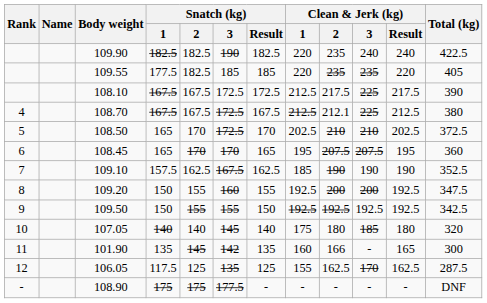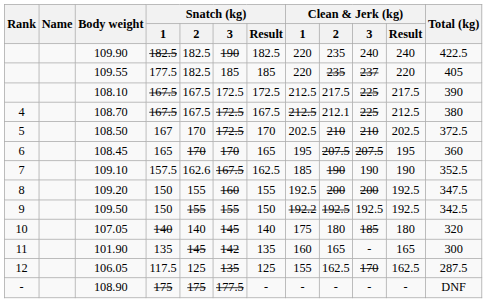(369, 72) 235 -> (369, 72) 237
(163, 131) 165 -> (163, 131) 167
(196, 170) 162.5 -> (196, 170) 162.6
(302, 209) 192.5 -> (302, 209) 192.2
(336, 248) 166 -> (336, 248) 165
